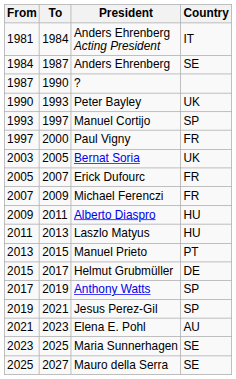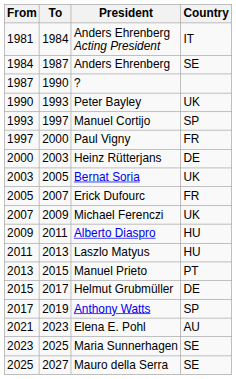+ row: (118, 158)
(191, 196) FR -> (192, 214) UK
- row: (116, 308)
